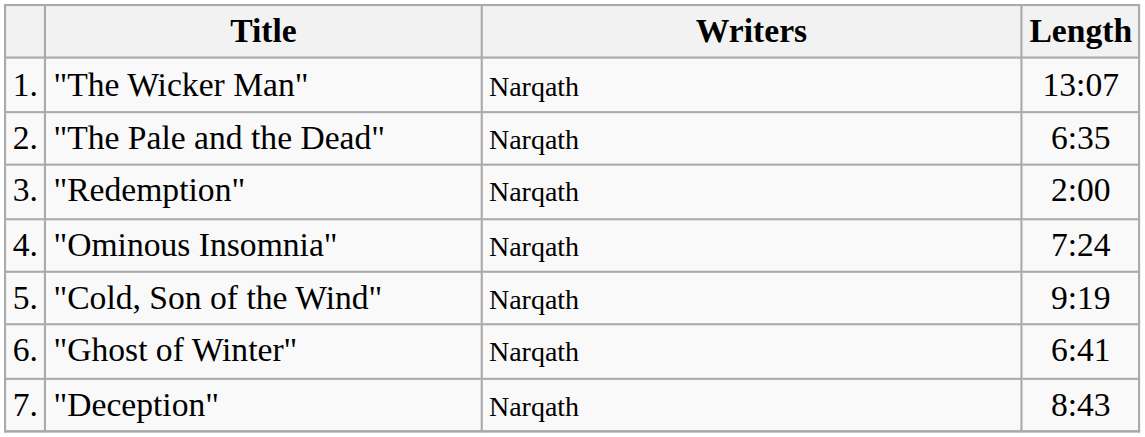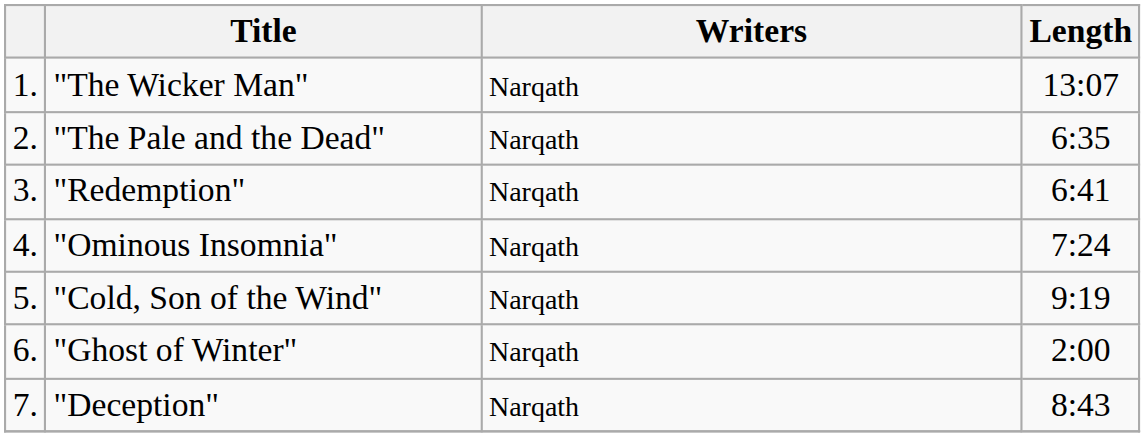(1081, 191) 2:00 -> (1081, 191) 6:41
(1081, 350) 6:41 -> (1081, 350) 2:00
